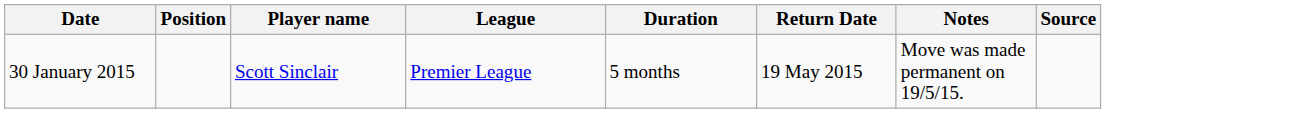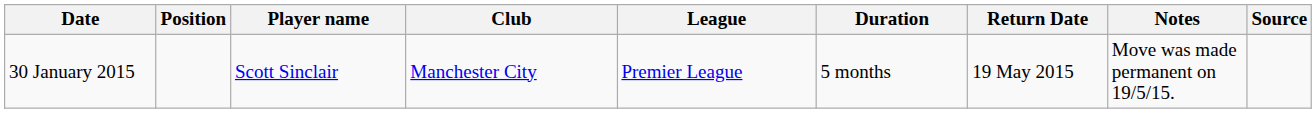+ column: (511, 19)
